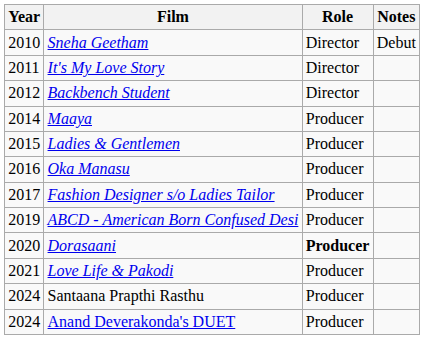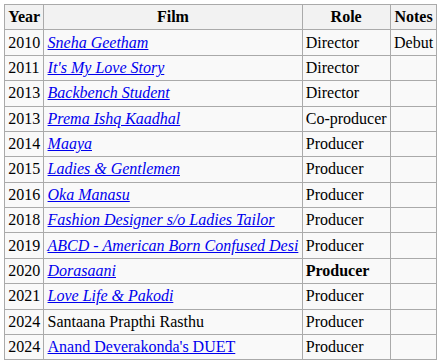(24, 93) 2012 -> (24, 93) 2013
+ row: (114, 118)
(24, 194) 2017 -> (24, 220) 2018
